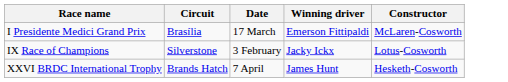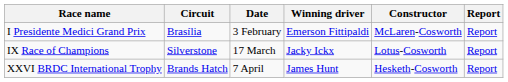+ column: (484, 13)
(254, 32) 17 March -> (257, 32) 3 February
(257, 50) 3 February -> (254, 50) 17 March
